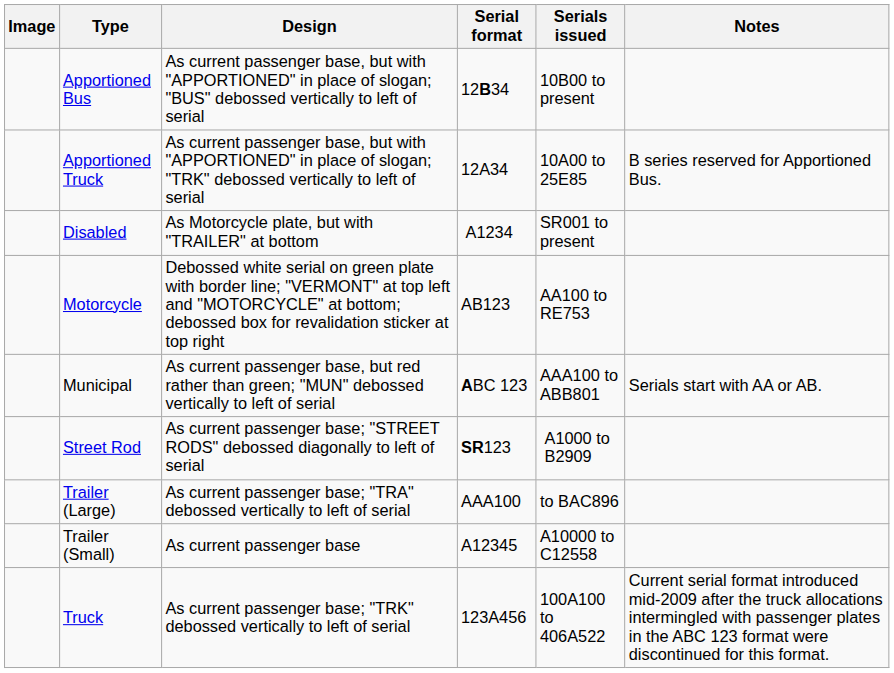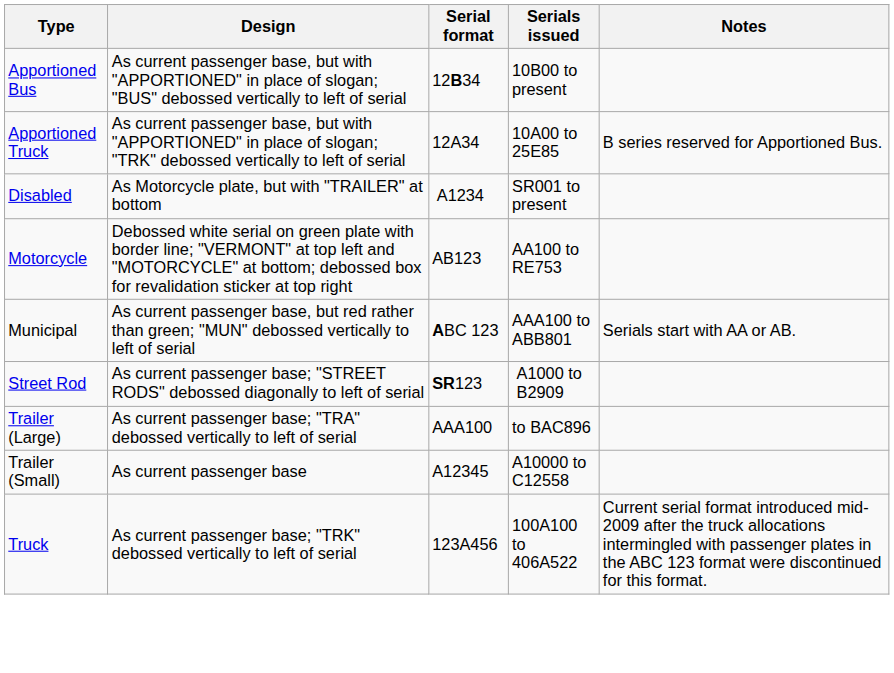- column: (32, 26)
